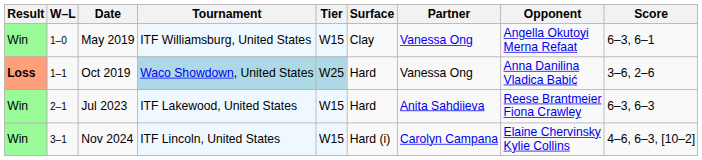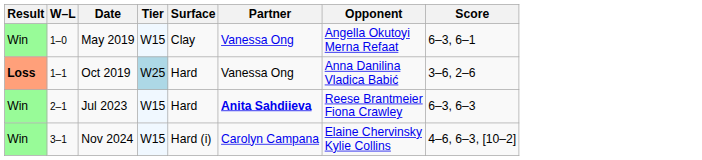- column: (227, 14)
(442, 106) normal -> (266, 106) bold
